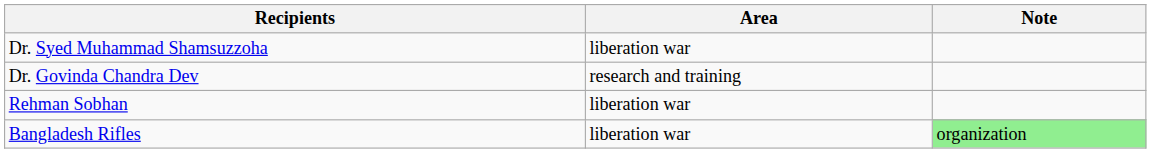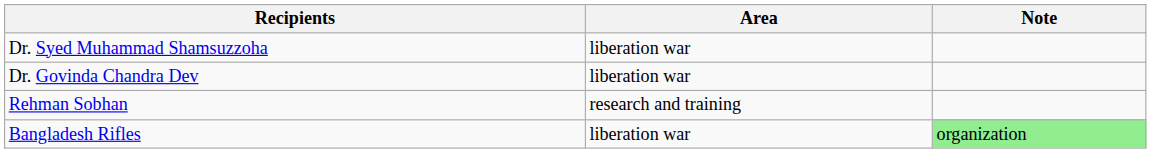(665, 76) research and training -> (640, 76) liberation war
(640, 104) liberation war -> (665, 104) research and training
